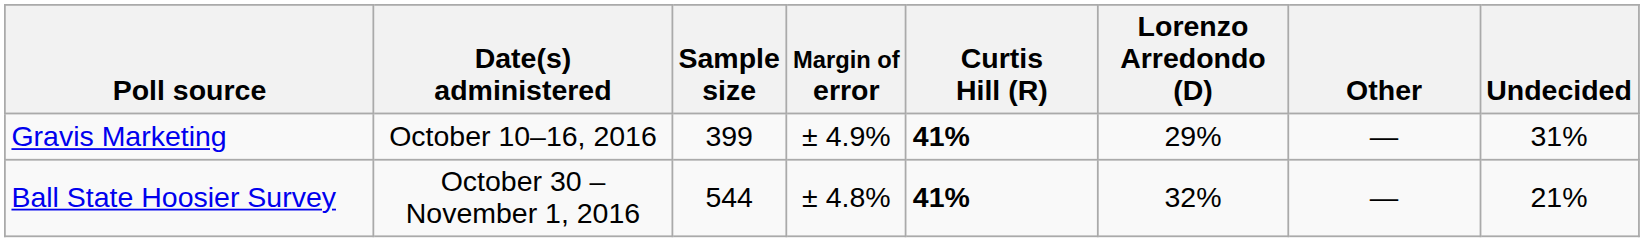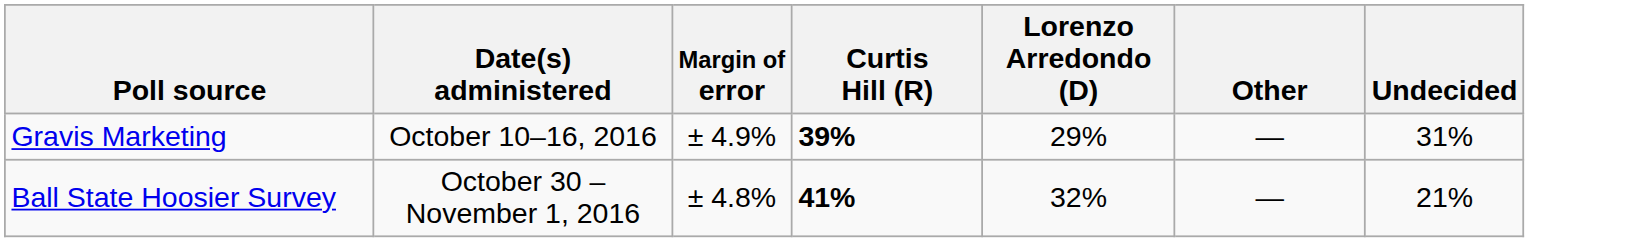- column: (729, 75)
(941, 136) 41% -> (827, 136) 39%
